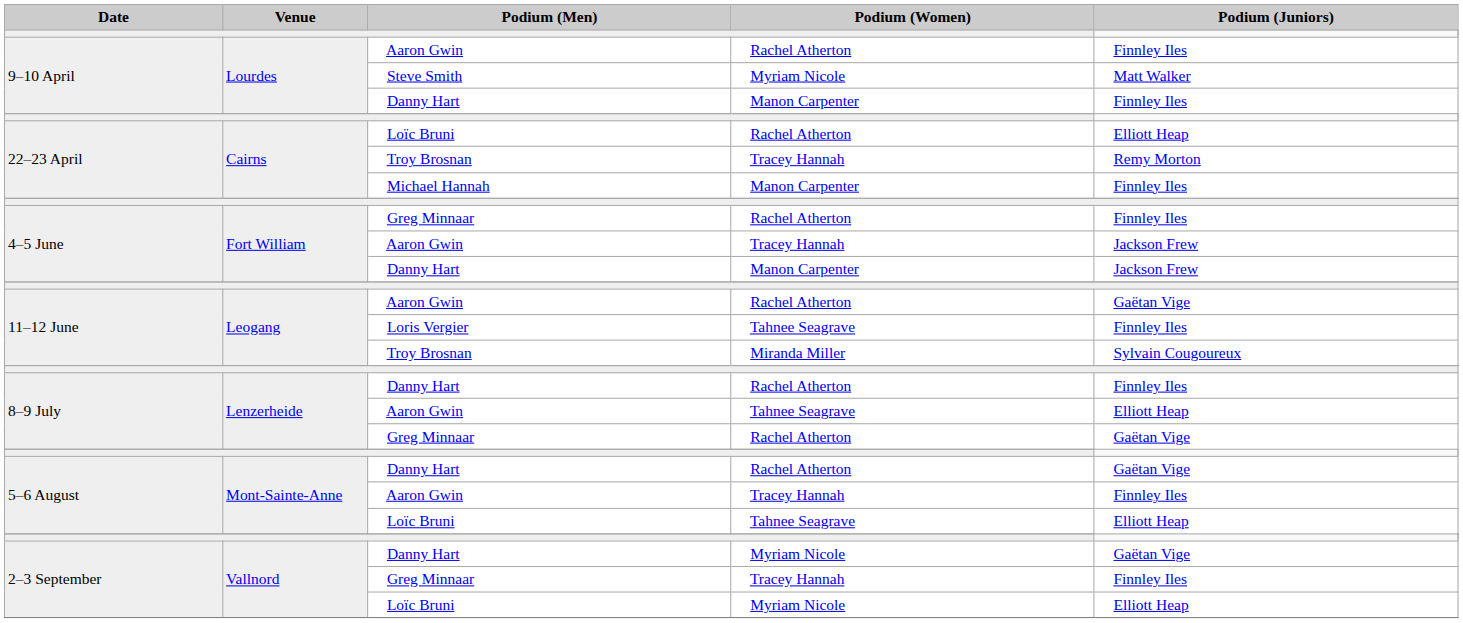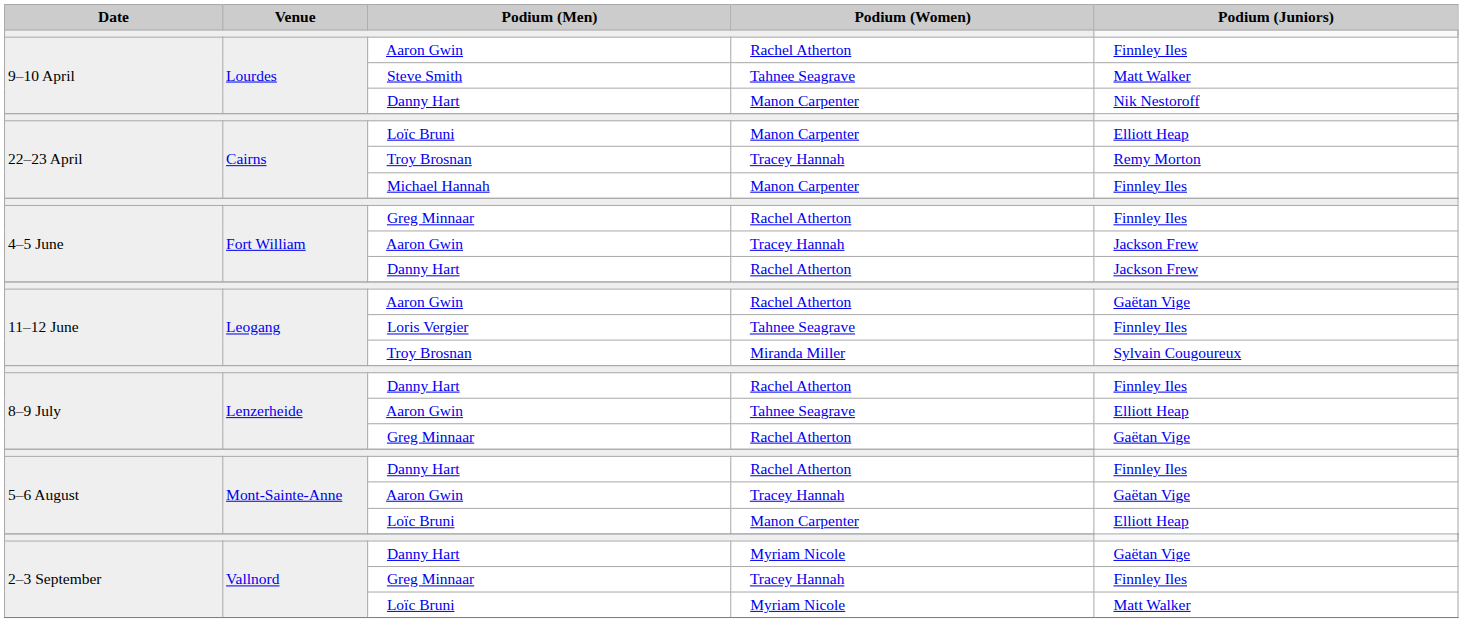(790, 75) Myriam Nicole -> (795, 75) Tahnee Seagrave
(1142, 101) Finnley Iles -> (1149, 101) Nik Nestoroff
(793, 134) Rachel Atherton -> (797, 134) Manon Carpenter
(797, 269) Manon Carpenter -> (793, 269) Rachel Atherton
(1144, 469) Gaëtan Vige -> (1142, 469) Finnley Iles
(1142, 495) Finnley Iles -> (1144, 495) Gaëtan Vige
(795, 520) Tahnee Seagrave -> (797, 520) Manon Carpenter
(1143, 604) Elliott Heap -> (1144, 604) Matt Walker
